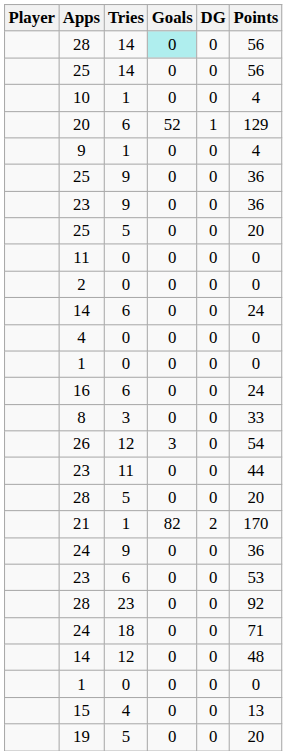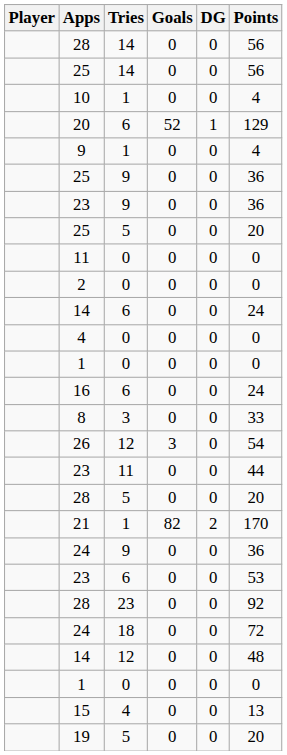(172, 44) paleturquoise background -> (172, 44) no background
(256, 630) 71 -> (256, 630) 72
